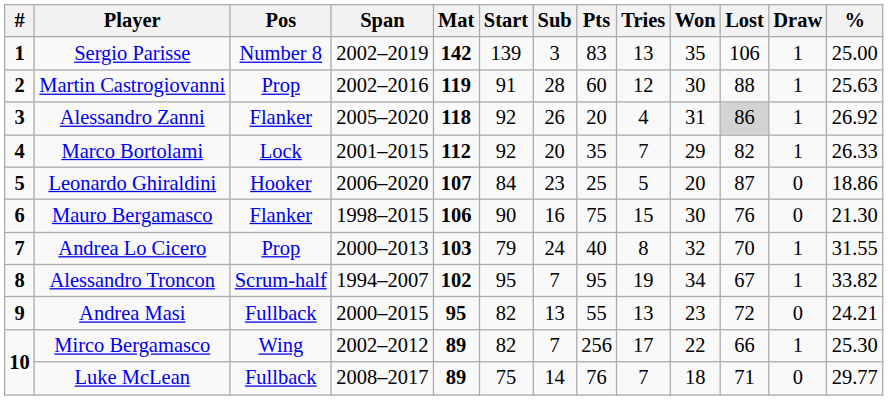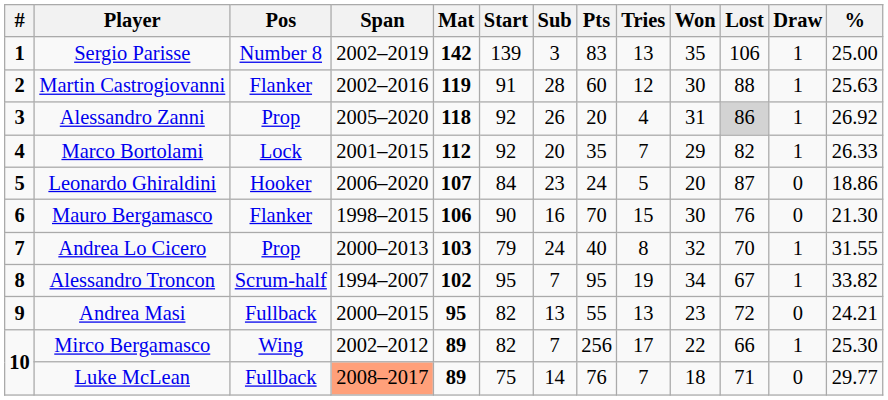(281, 85) Prop -> (281, 85) Flanker
(281, 118) Flanker -> (281, 118) Prop
(597, 183) 25 -> (597, 183) 24
(597, 215) 75 -> (597, 215) 70
(382, 378) no background -> (382, 378) lightsalmon background
